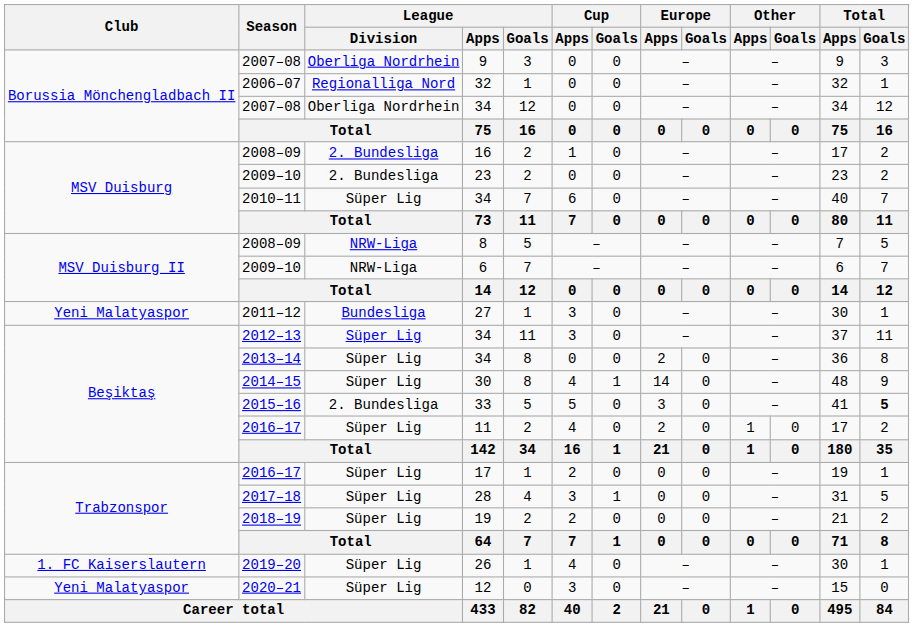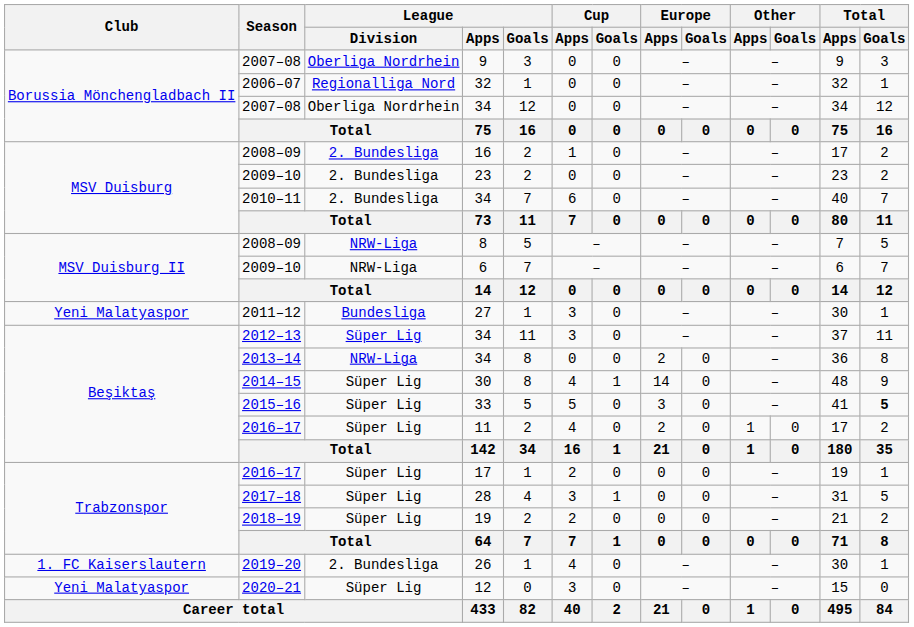(384, 199) Süper Lig -> (384, 199) 2. Bundesliga
(384, 359) Süper Lig -> (384, 359) NRW-Liga
(384, 405) 2. Bundesliga -> (384, 405) Süper Lig
(384, 565) Süper Lig -> (384, 565) 2. Bundesliga
